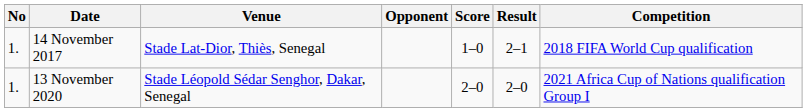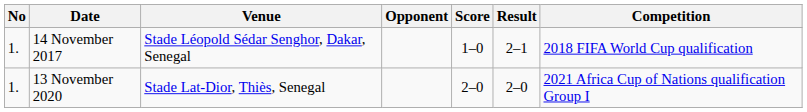(235, 47) Stade Lat-Dior, Thiès, Senegal -> (255, 47) Stade Léopold Sédar Senghor, Dakar, Senegal
(255, 87) Stade Léopold Sédar Senghor, Dakar, Senegal -> (235, 87) Stade Lat-Dior, Thiès, Senegal
